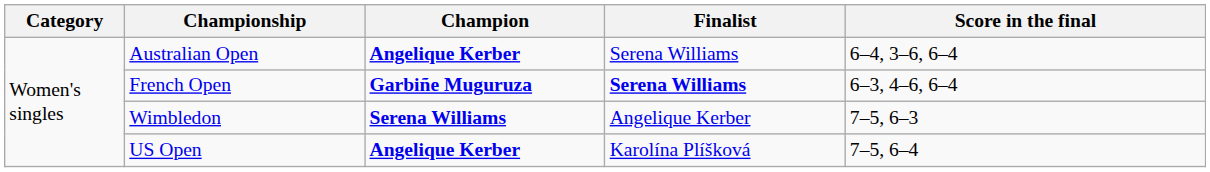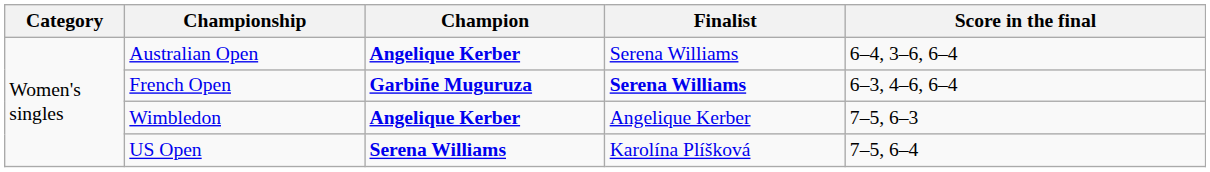(438, 117) Serena Williams -> (445, 117) Angelique Kerber
(445, 150) Angelique Kerber -> (438, 150) Serena Williams
